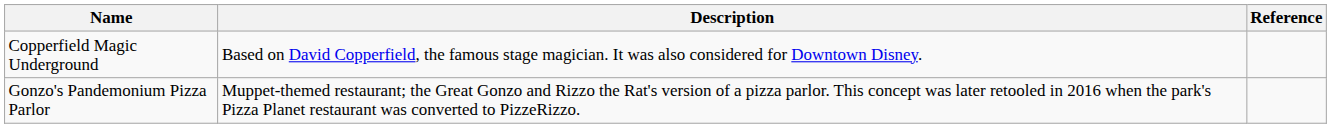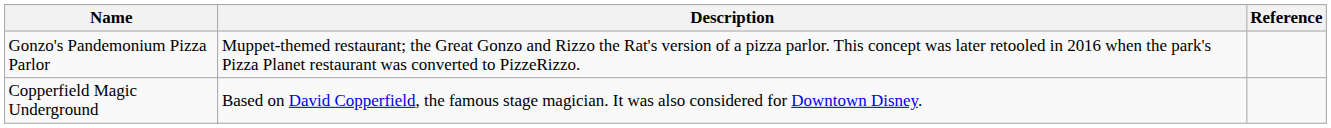rows swapped: (73, 54) <-> (107, 100)
